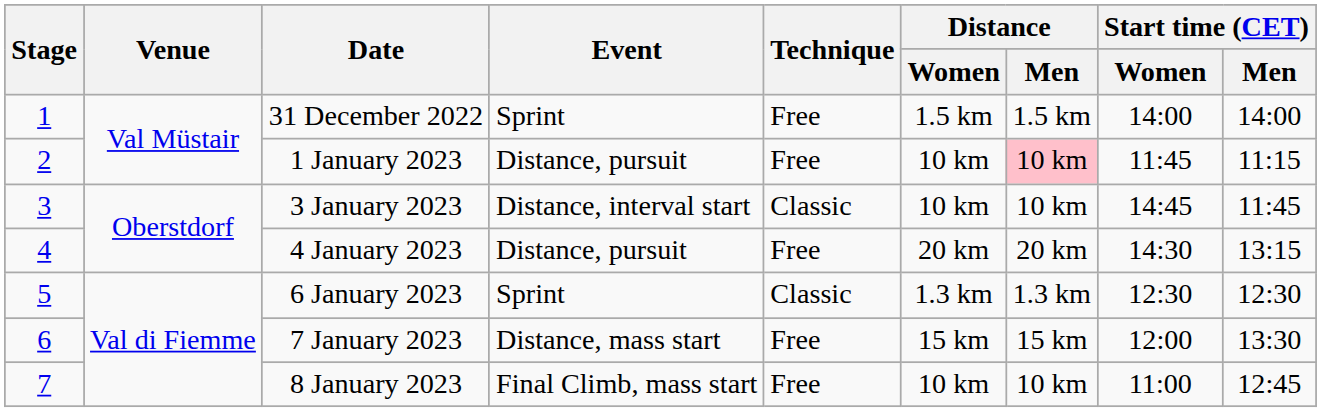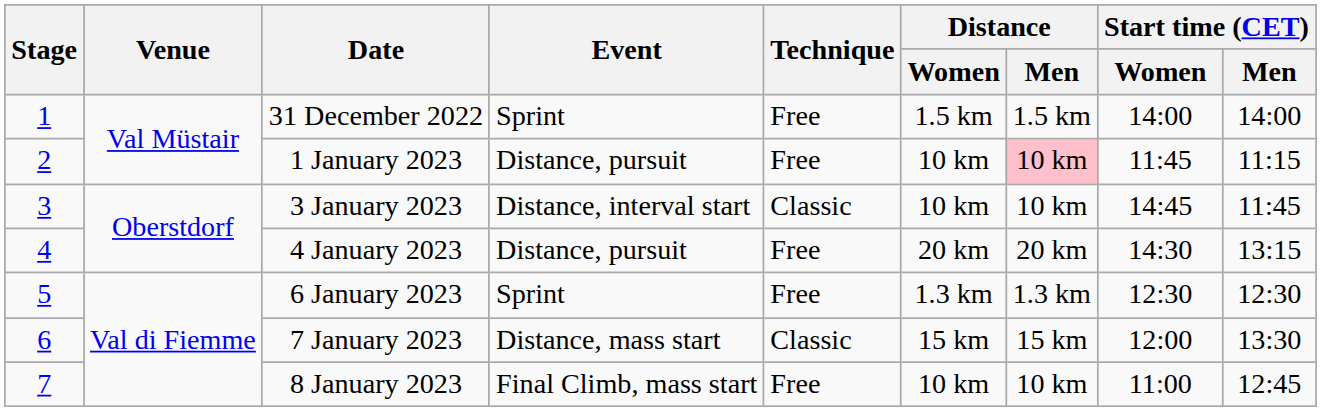(811, 294) Classic -> (795, 294) Free
(795, 339) Free -> (811, 339) Classic
